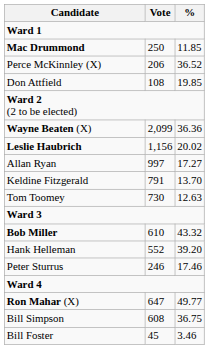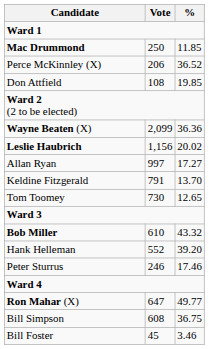(190, 197) 12.63 -> (190, 197) 12.65
